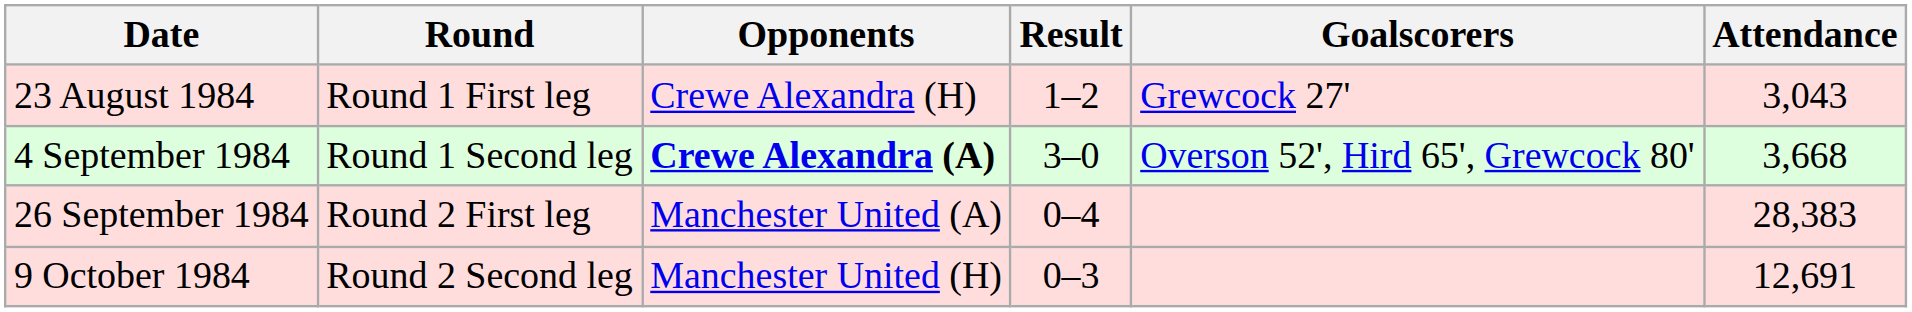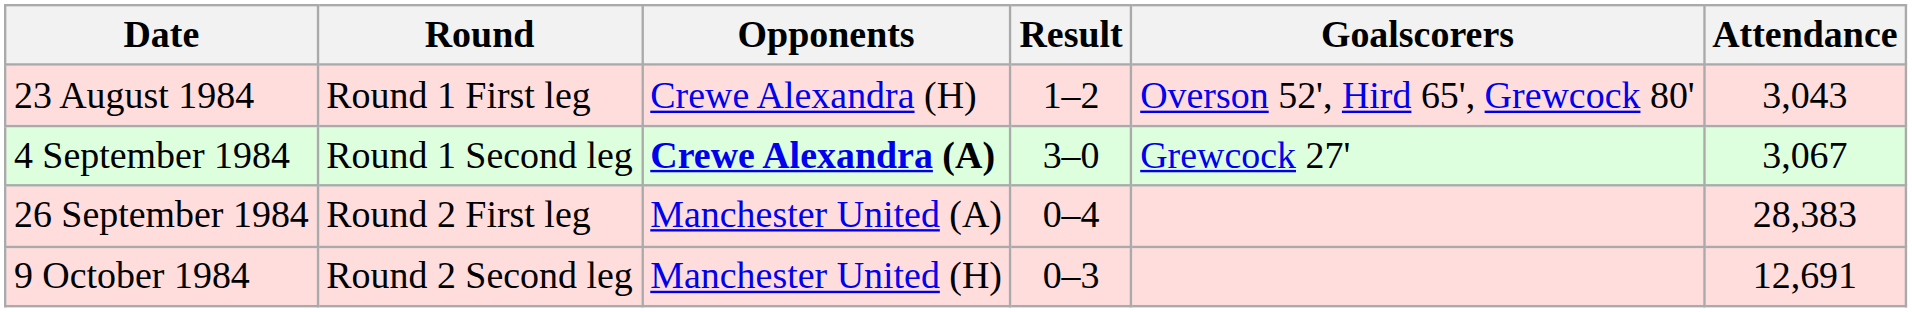(1245, 94) Grewcock 27' -> (1417, 94) Overson 52', Hird 65', Grewcock 80'
(1417, 154) Overson 52', Hird 65', Grewcock 80' -> (1245, 154) Grewcock 27'
(1805, 154) 3,668 -> (1805, 154) 3,067
